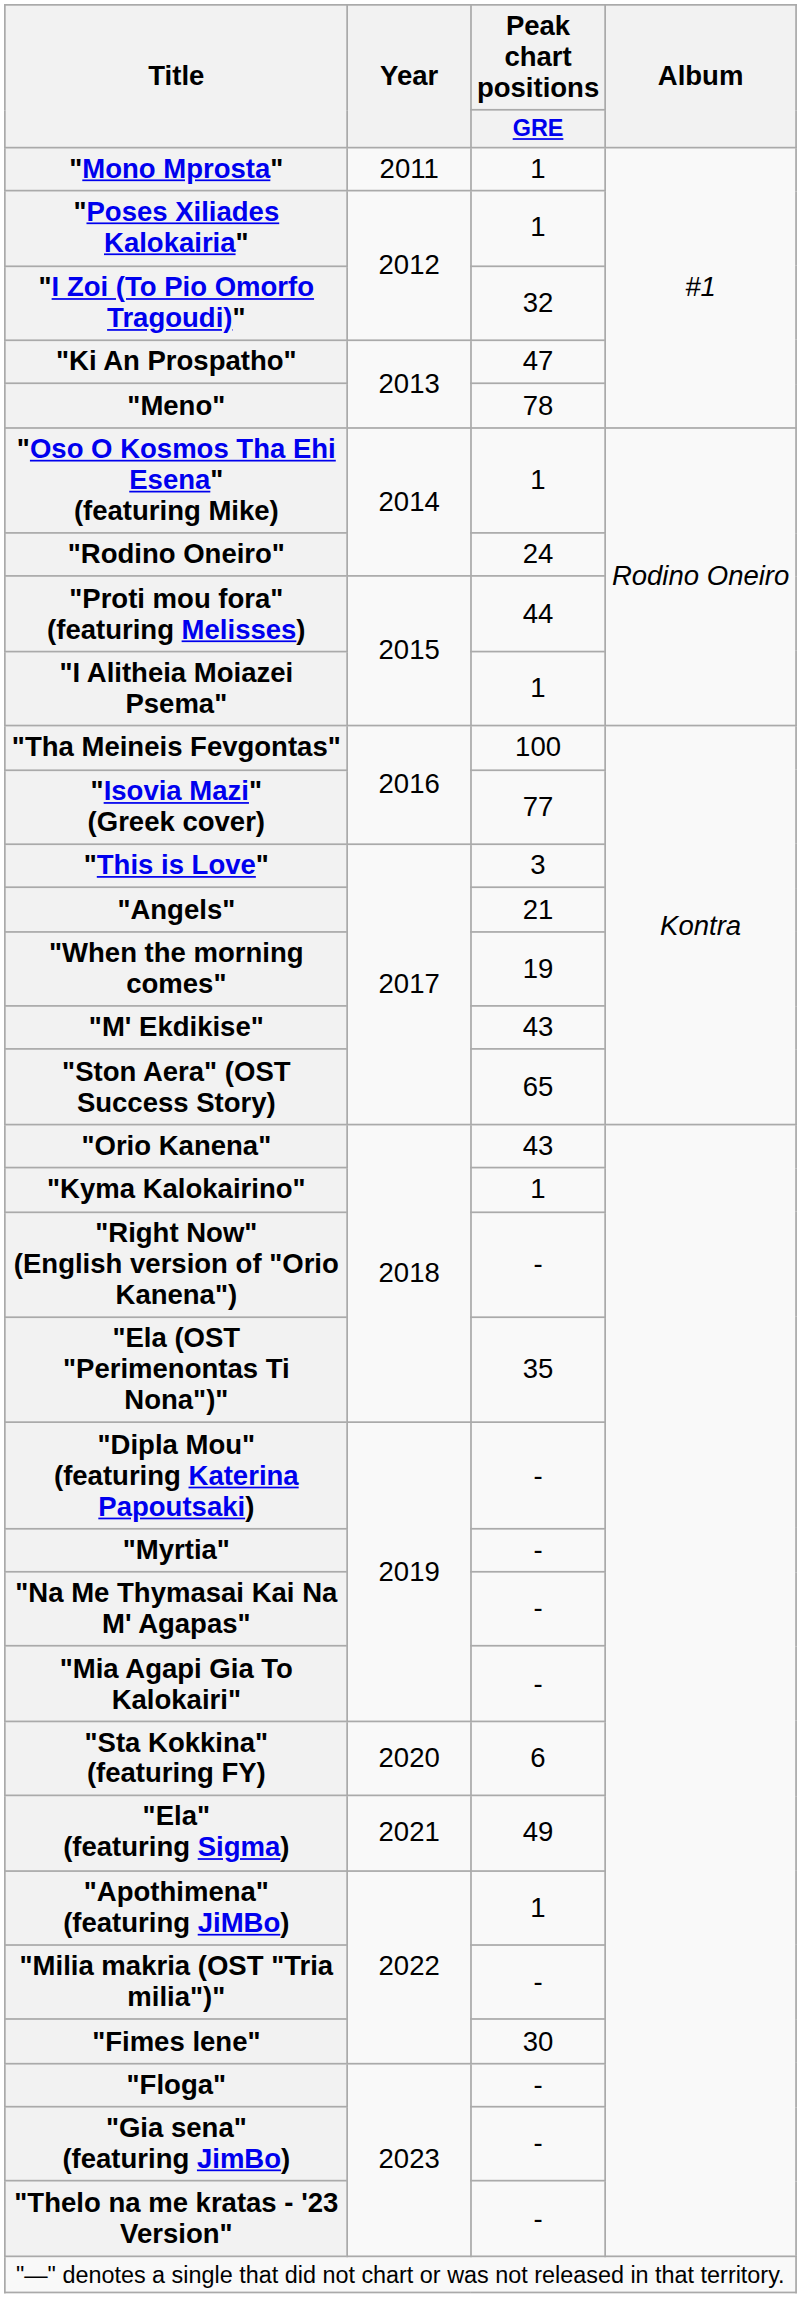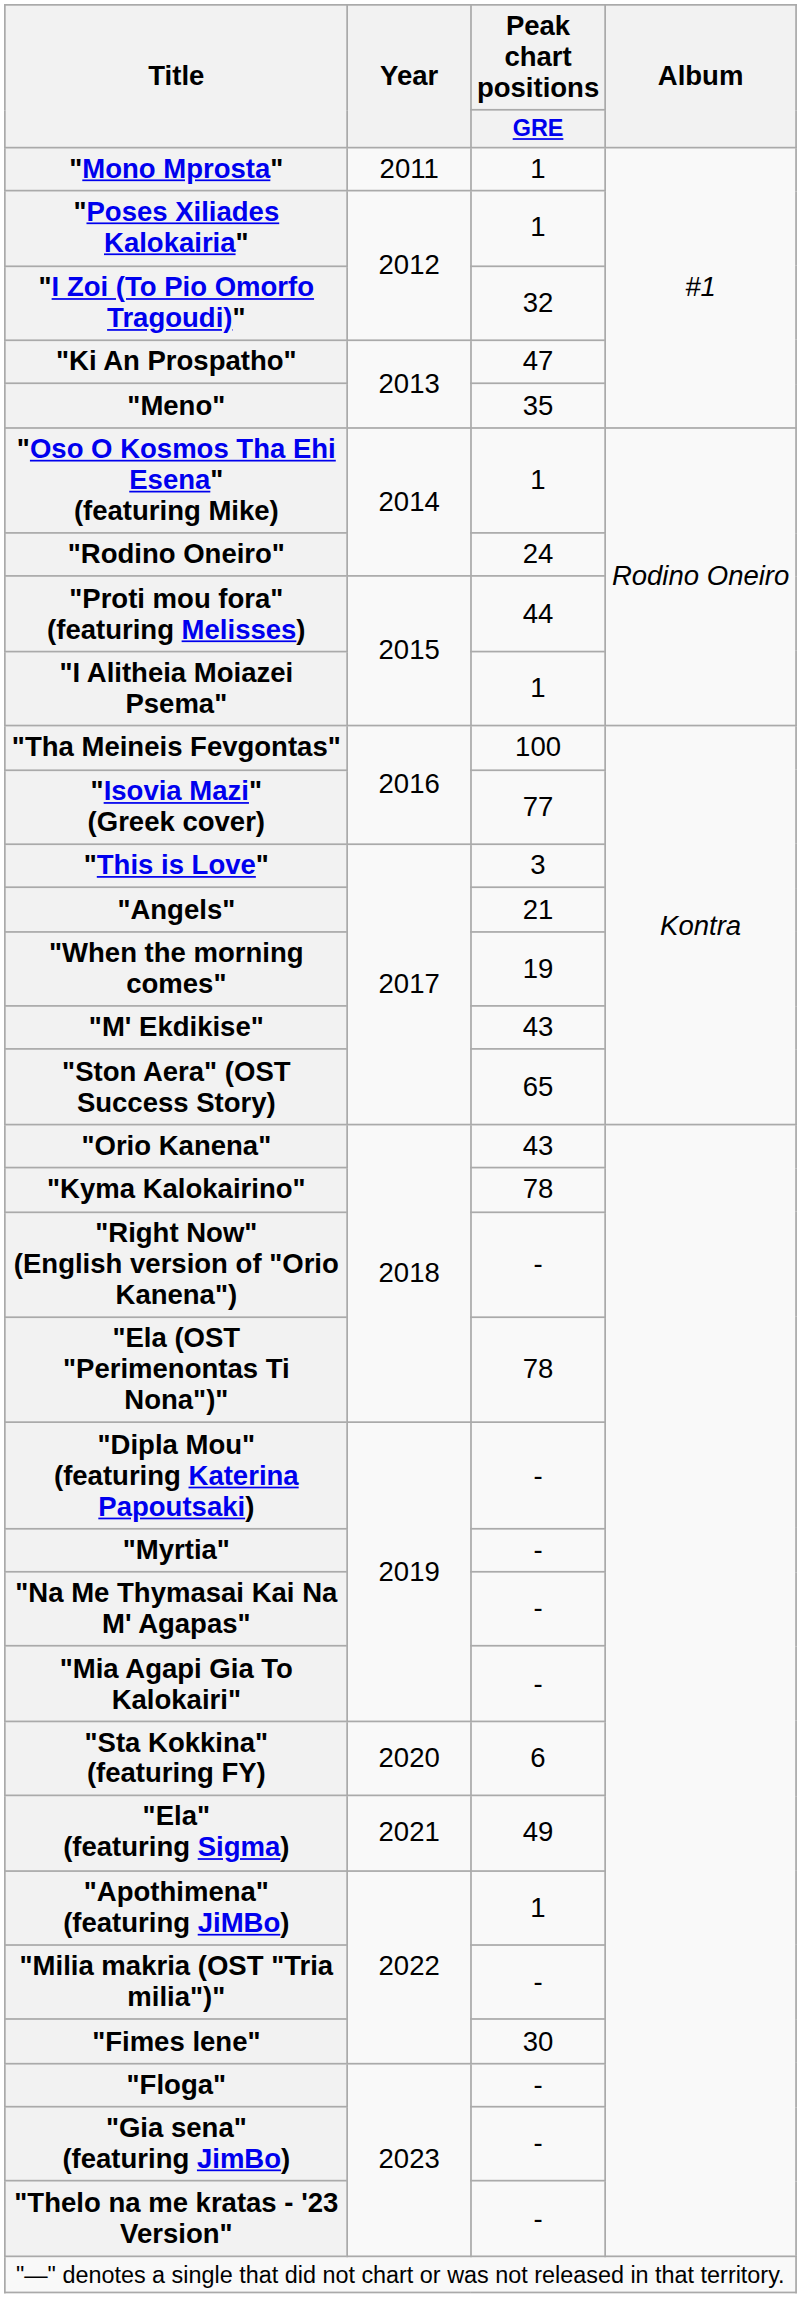(538, 405) 78 -> (538, 405) 35
(538, 1189) 1 -> (538, 1189) 78
(538, 1369) 35 -> (538, 1369) 78
